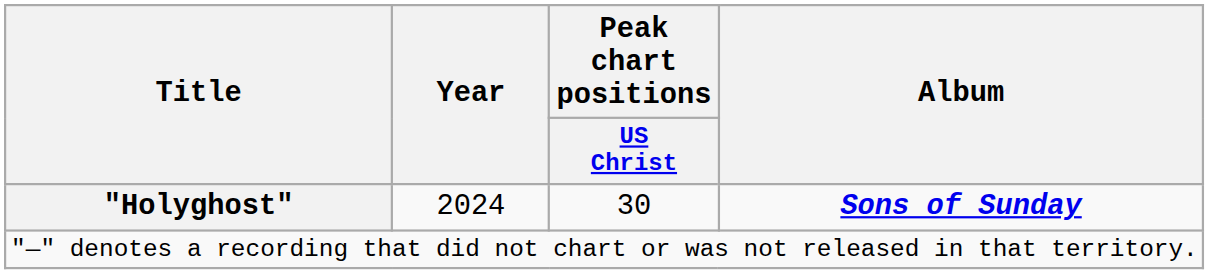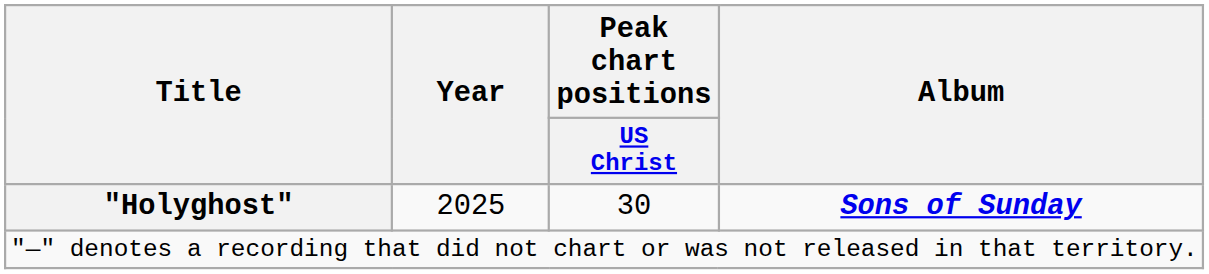(471, 206) 2024 -> (471, 206) 2025
